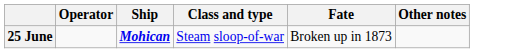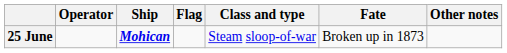+ column: (189, 15)
